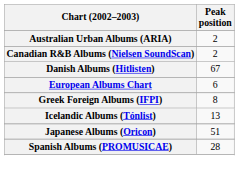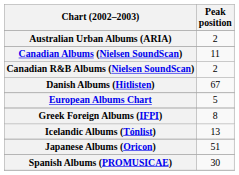+ row: (100, 54)
(215, 85) 6 -> (215, 100) 5
(215, 147) 28 -> (215, 162) 30
